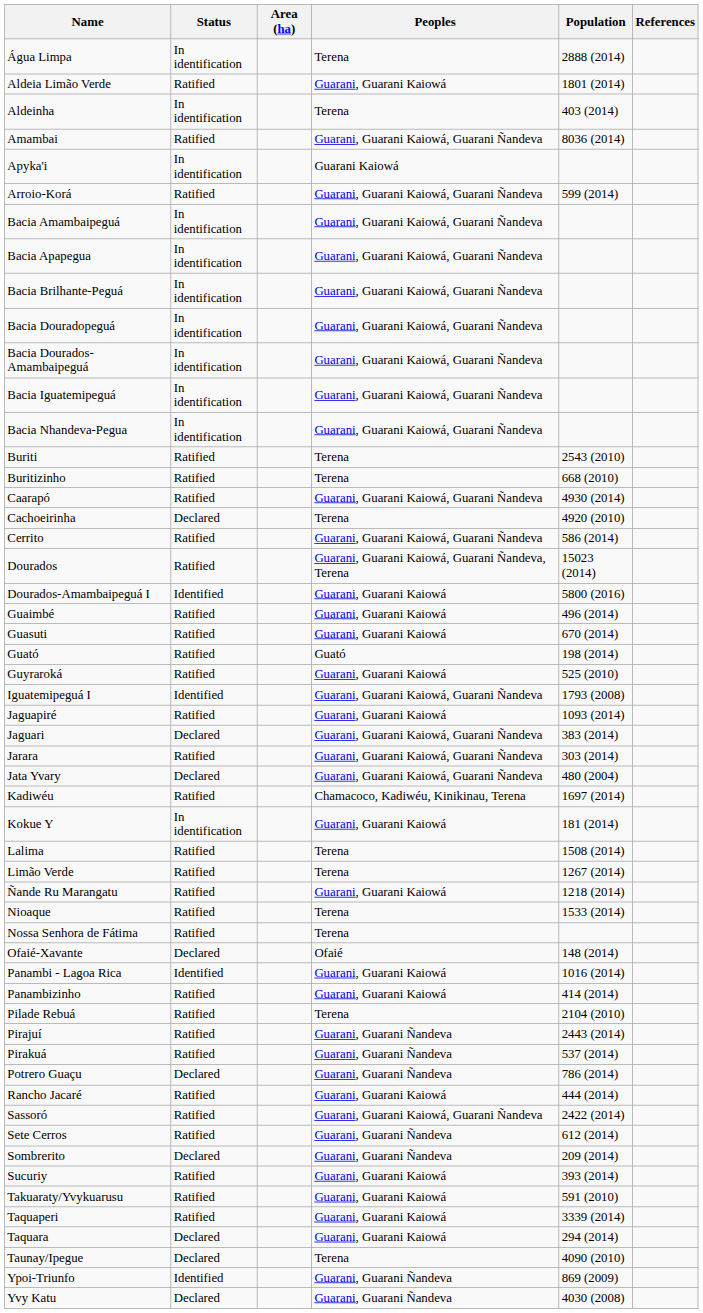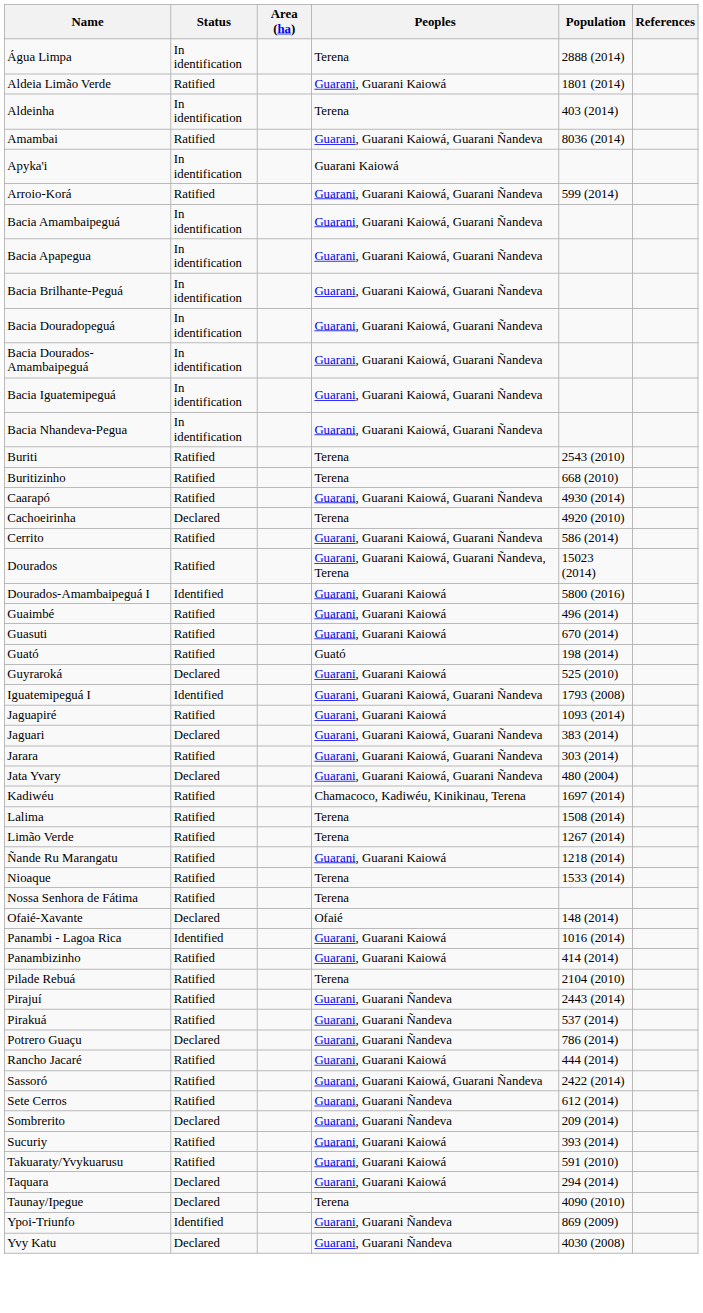(194, 674) Ratified -> (197, 674) Declared
- row: (30, 823)
- row: (33, 1216)
